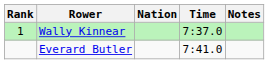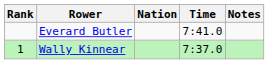rows swapped: (82, 31) <-> (86, 49)
